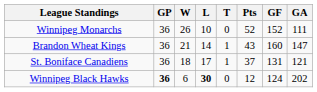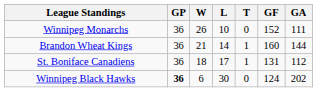- column: (250, 12)
(300, 45) 147 -> (299, 45) 144
(300, 62) 121 -> (299, 62) 112
(206, 78) bold -> (224, 78) normal
